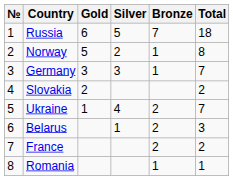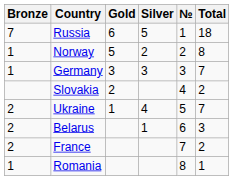columns swapped: (14, 14) <-> (172, 14)
